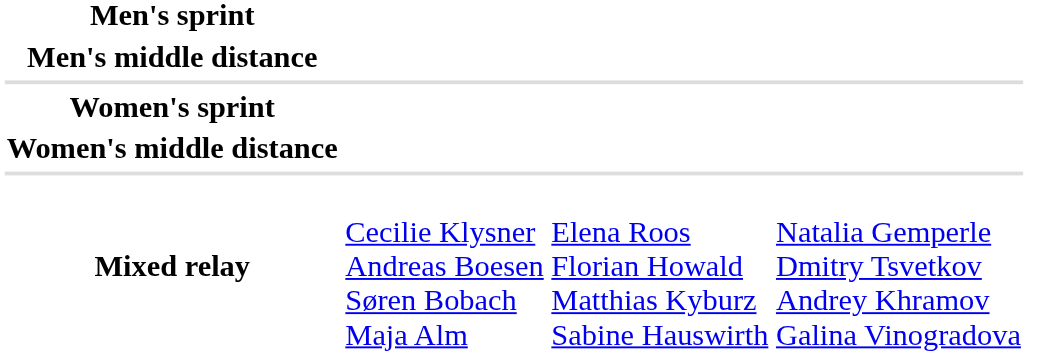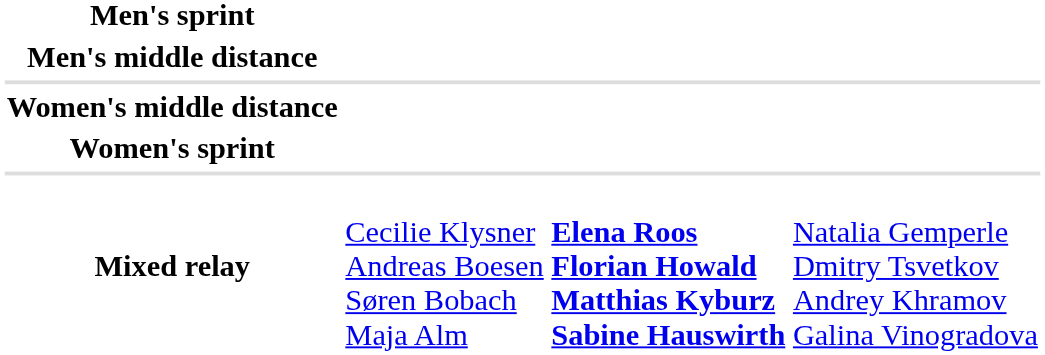rows swapped: (172, 106) <-> (172, 148)
(660, 283) normal -> (668, 283) bold
